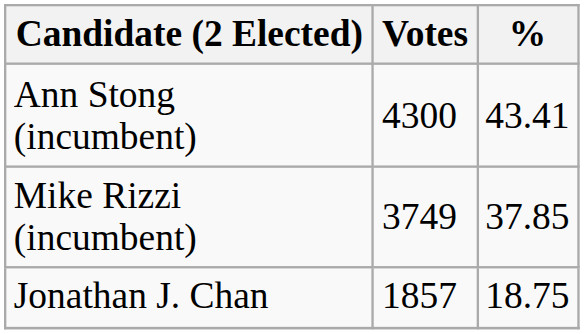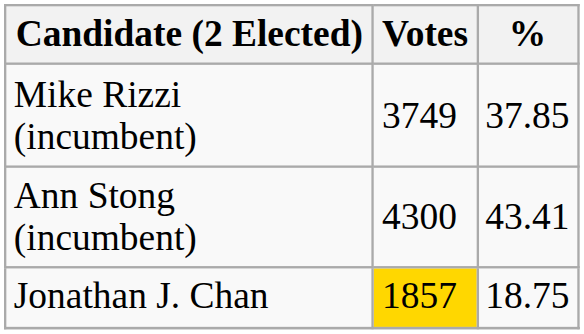rows swapped: (105, 114) <-> (105, 216)
(419, 296) no background -> (419, 296) gold background
